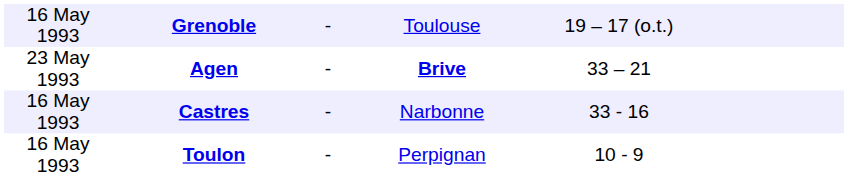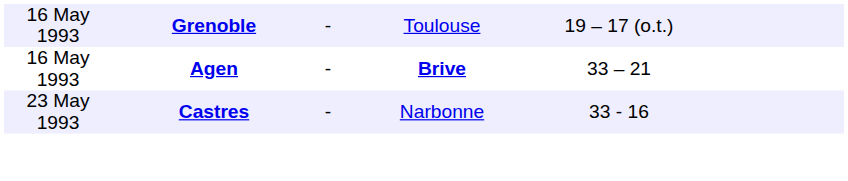(58, 68) 23 May 1993 -> (58, 68) 16 May 1993
(58, 111) 16 May 1993 -> (58, 111) 23 May 1993
- row: (214, 155)
